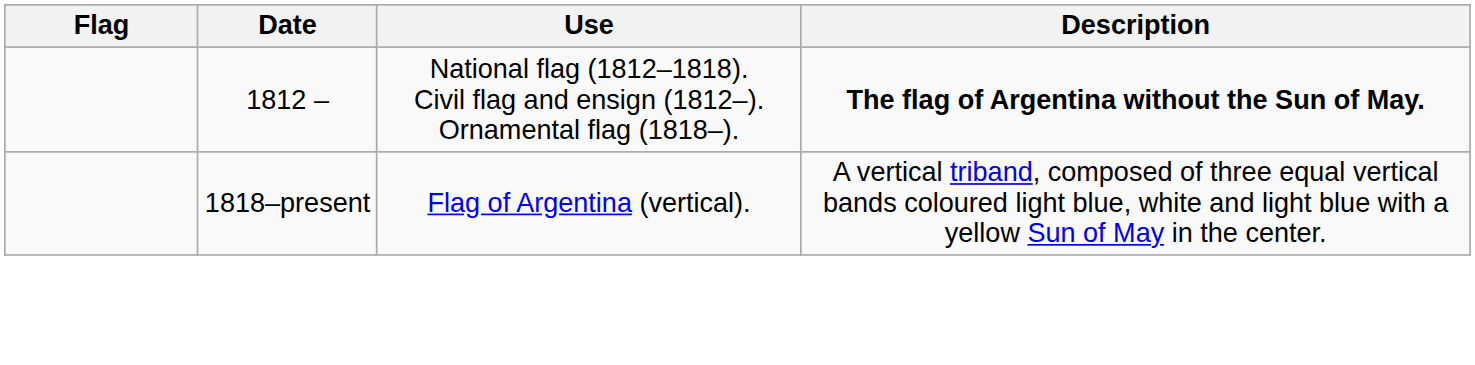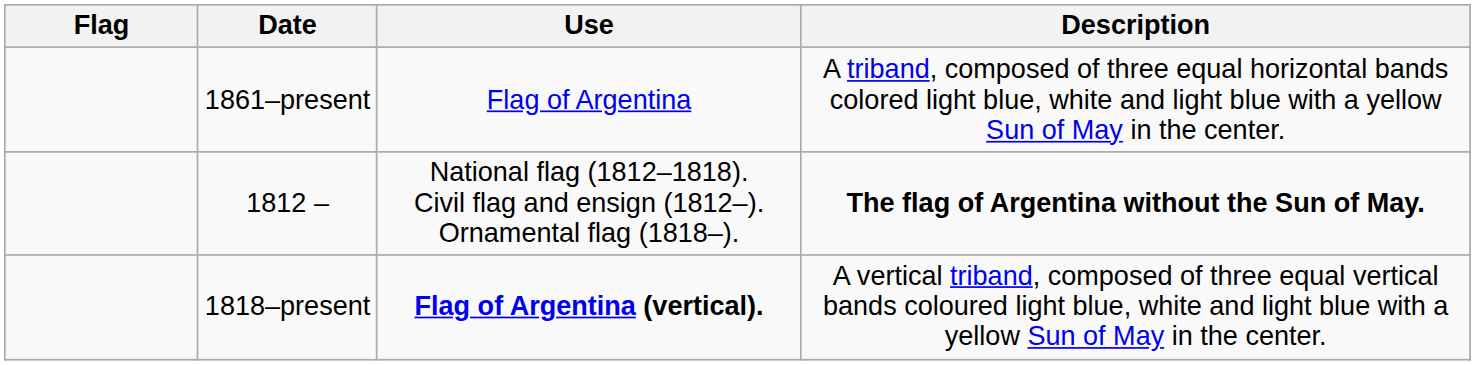+ row: (288, 99)
(589, 202) normal -> (589, 306) bold
